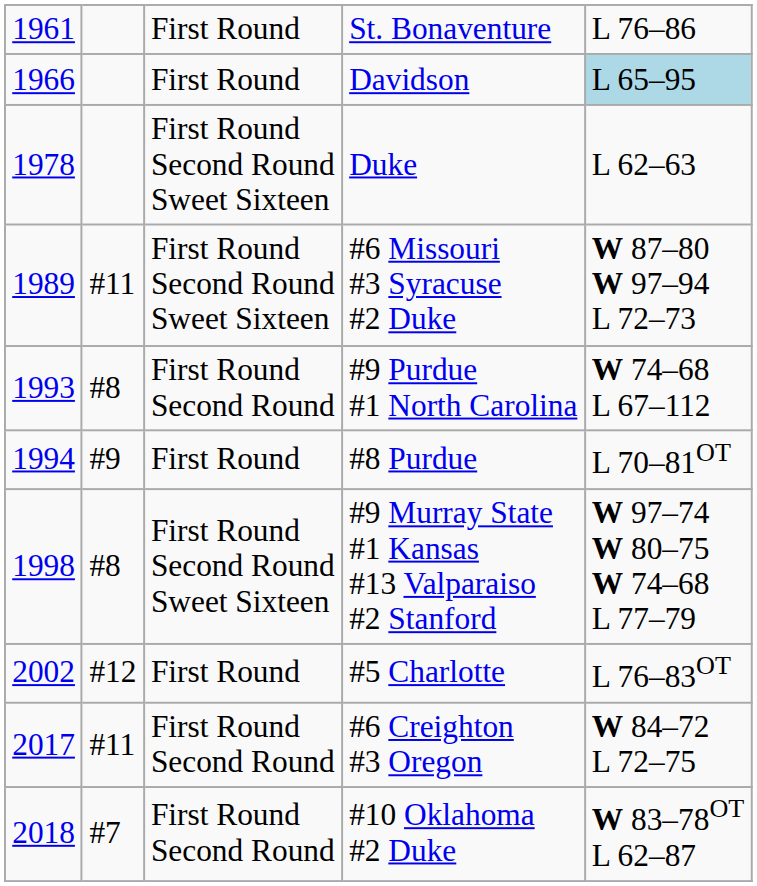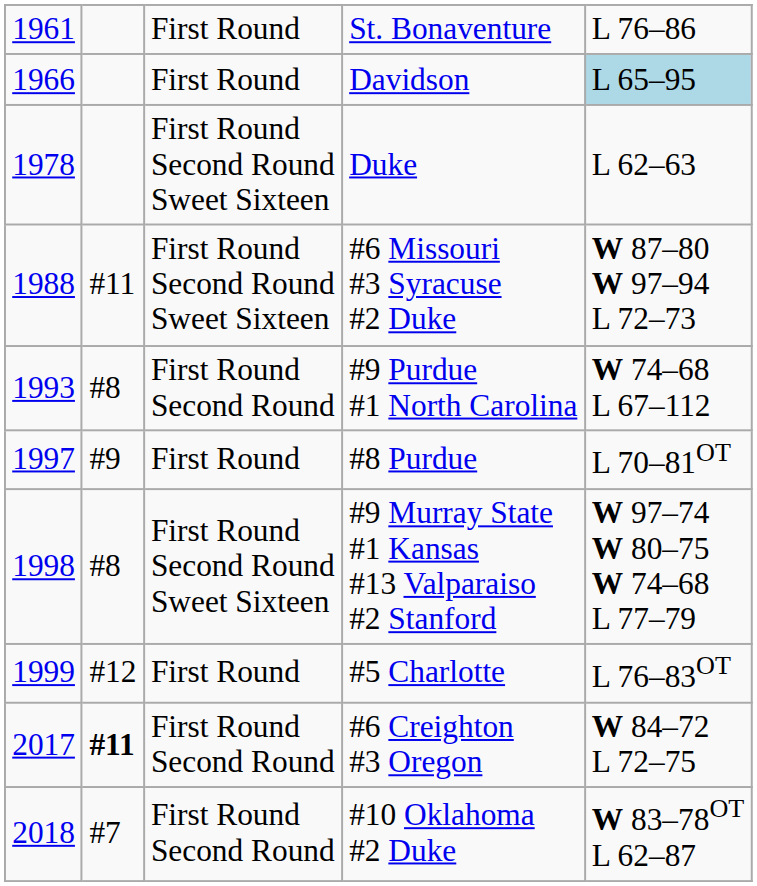(44, 284) 1989 -> (44, 284) 1988
(44, 458) 1994 -> (44, 458) 1997
(44, 672) 2002 -> (44, 672) 1999
(112, 744) normal -> (112, 744) bold
